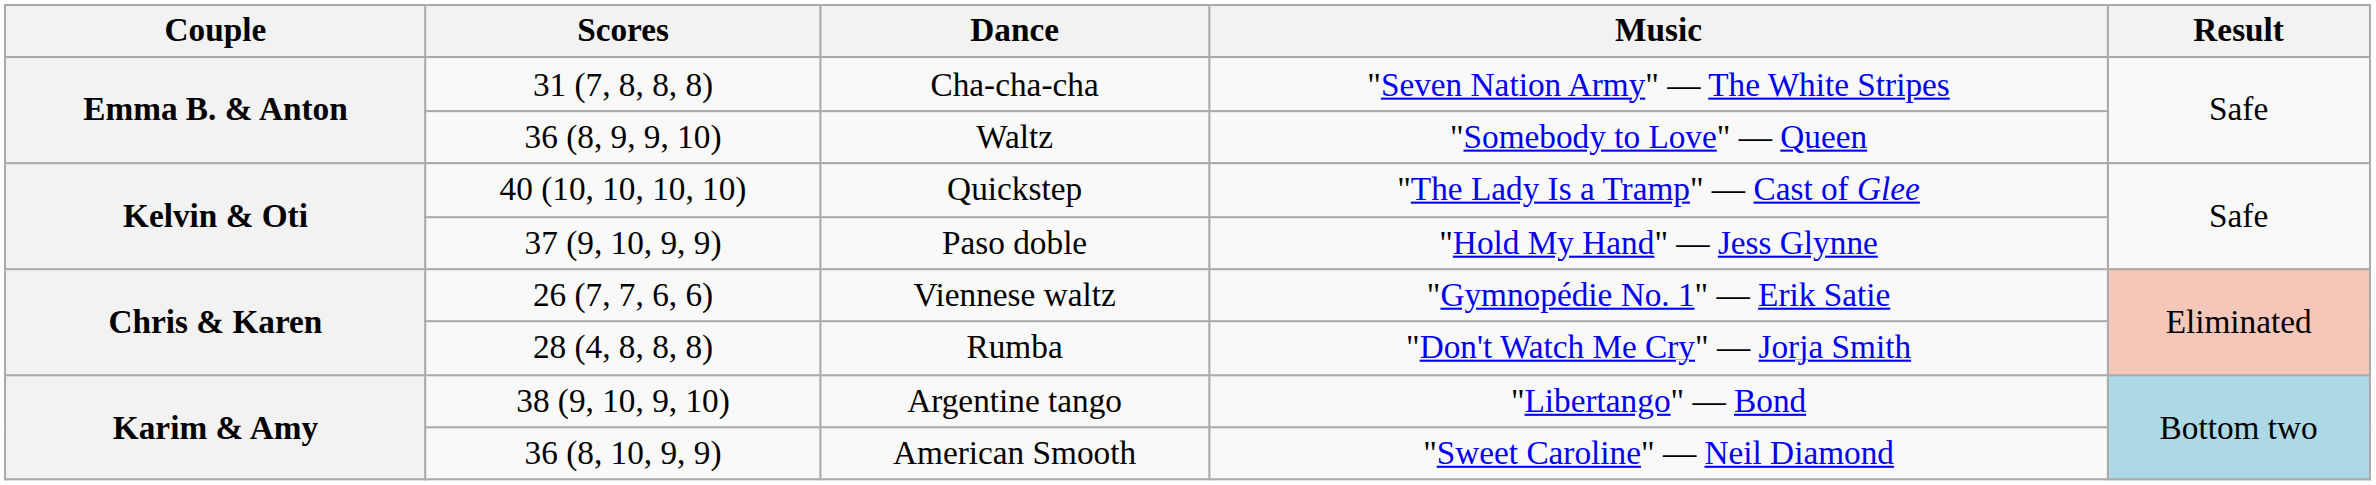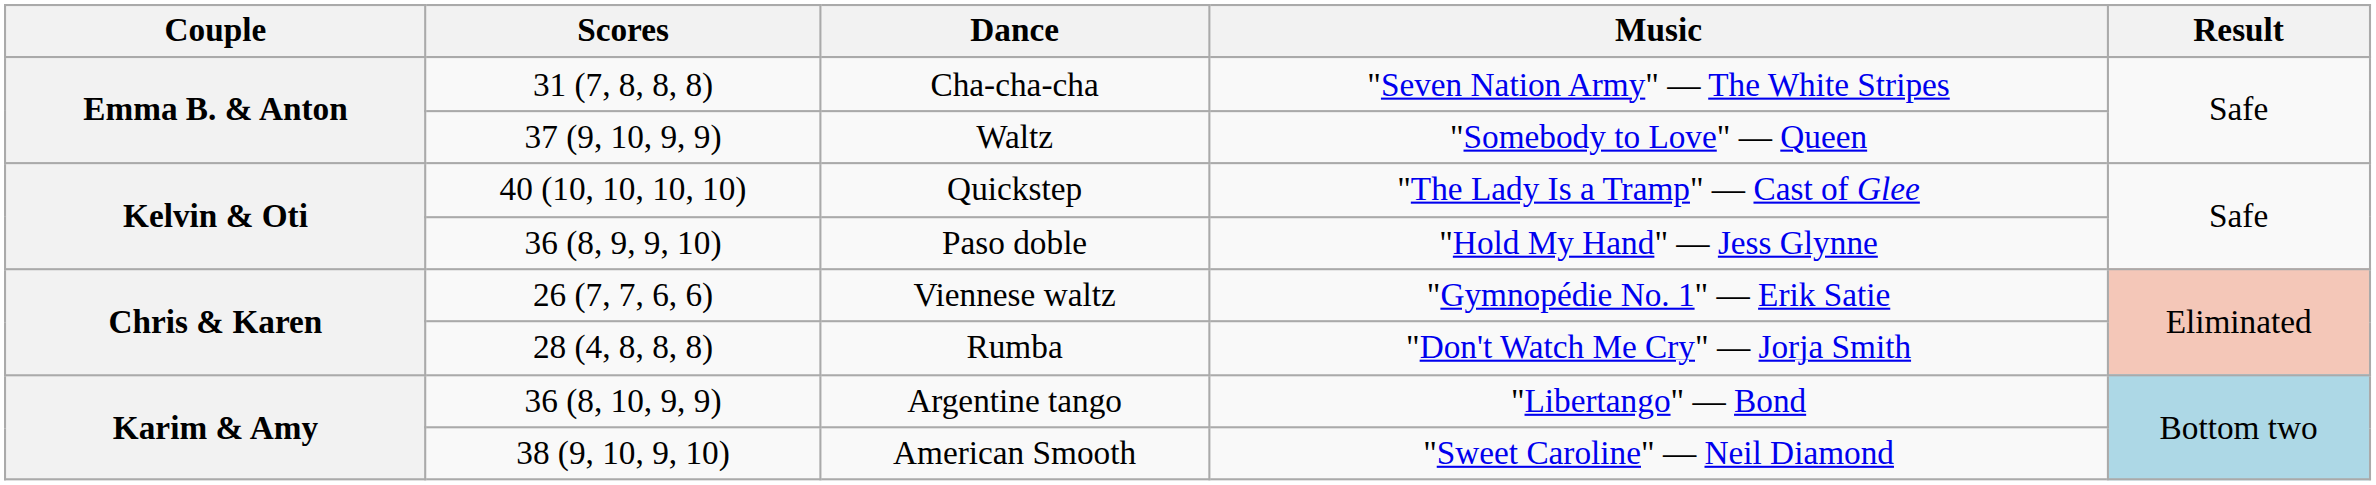(623, 136) 36 (8, 9, 9, 10) -> (623, 136) 37 (9, 10, 9, 9)
(623, 242) 37 (9, 10, 9, 9) -> (623, 242) 36 (8, 9, 9, 10)
(623, 400) 38 (9, 10, 9, 10) -> (623, 400) 36 (8, 10, 9, 9)
(623, 453) 36 (8, 10, 9, 9) -> (623, 453) 38 (9, 10, 9, 10)
